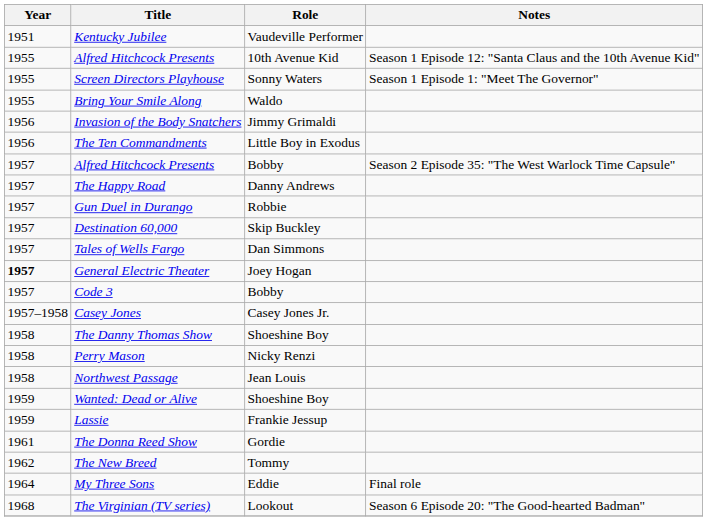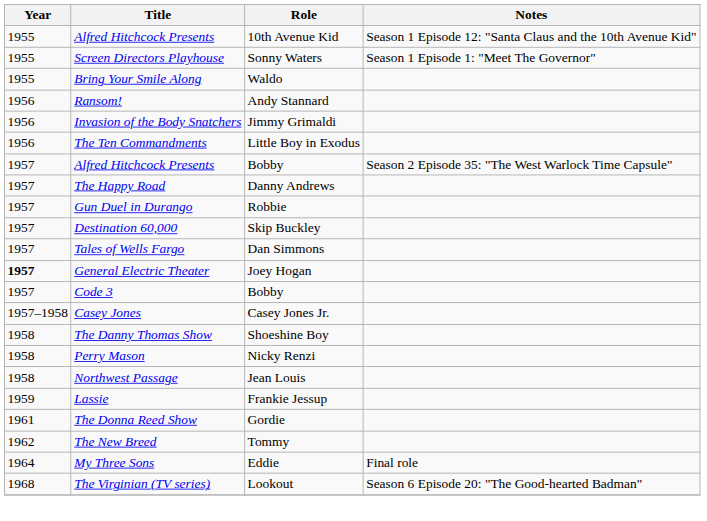- row: (120, 36)
+ row: (98, 100)
- row: (136, 398)
